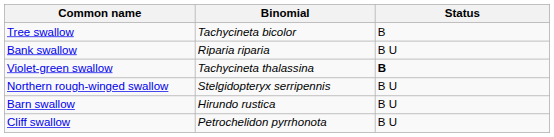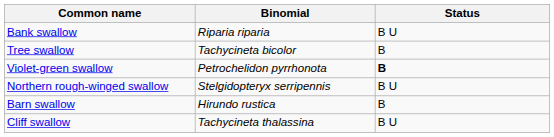rows swapped: (42, 50) <-> (40, 31)
(256, 68) Tachycineta thalassina -> (262, 68) Petrochelidon pyrrhonota
(387, 104) B U -> (382, 104) B
(262, 123) Petrochelidon pyrrhonota -> (256, 123) Tachycineta thalassina
